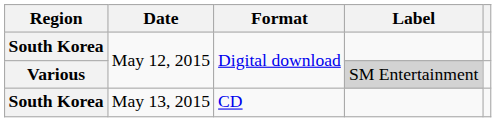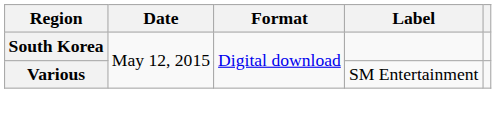(414, 74) lightgrey background -> (414, 74) no background
- row: (56, 102)
